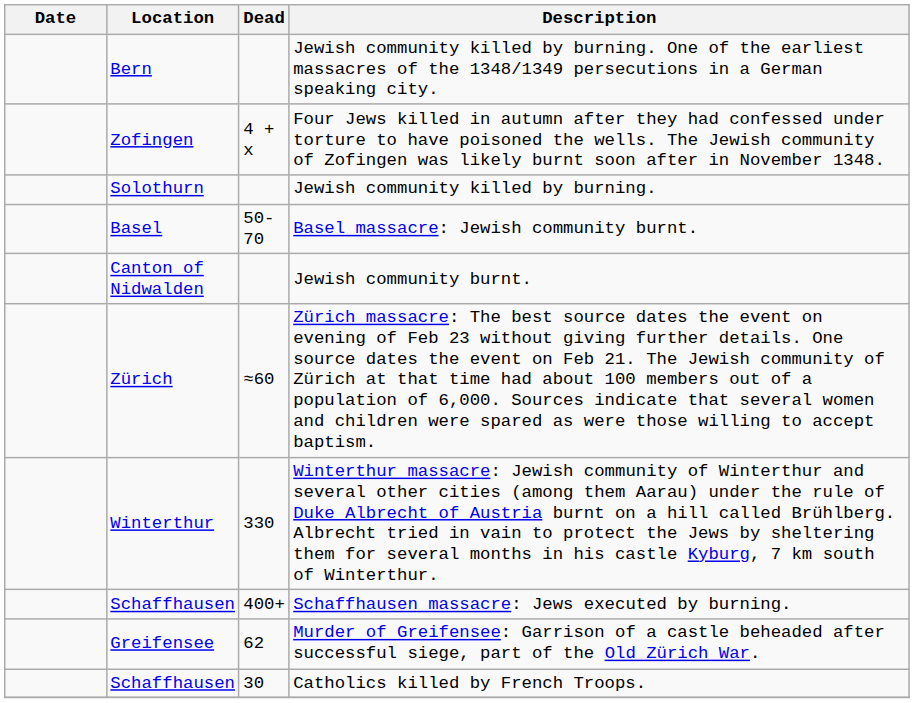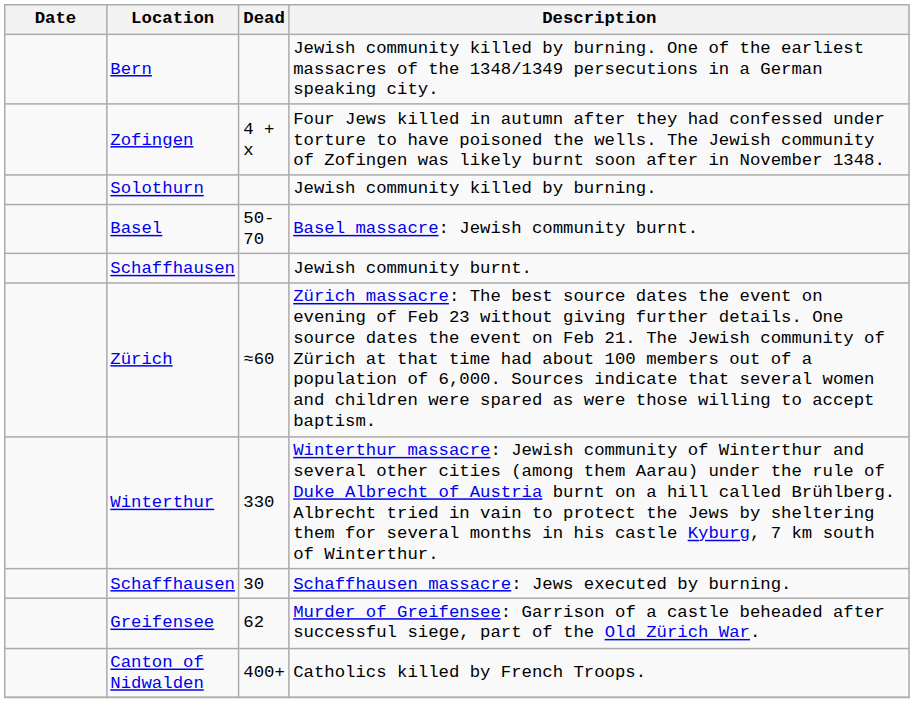(157, 278) Canton of Nidwalden -> (173, 268) Schaffhausen
(264, 604) 400+ -> (254, 583) 30
(173, 683) Schaffhausen -> (157, 672) Canton of Nidwalden
(254, 683) 30 -> (264, 672) 400+
